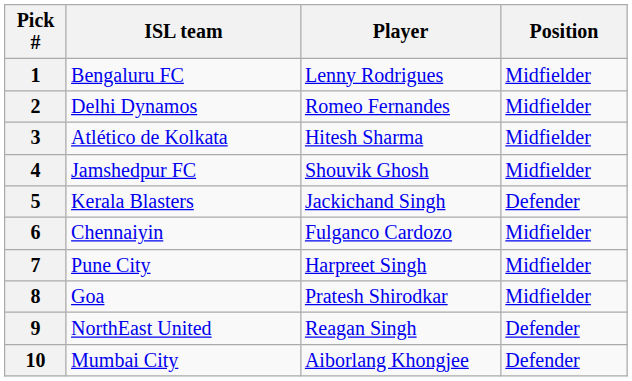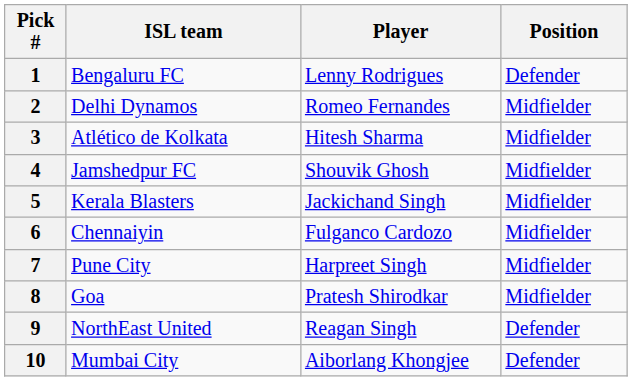(548, 74) Midfielder -> (543, 74) Defender
(543, 201) Defender -> (548, 201) Midfielder
